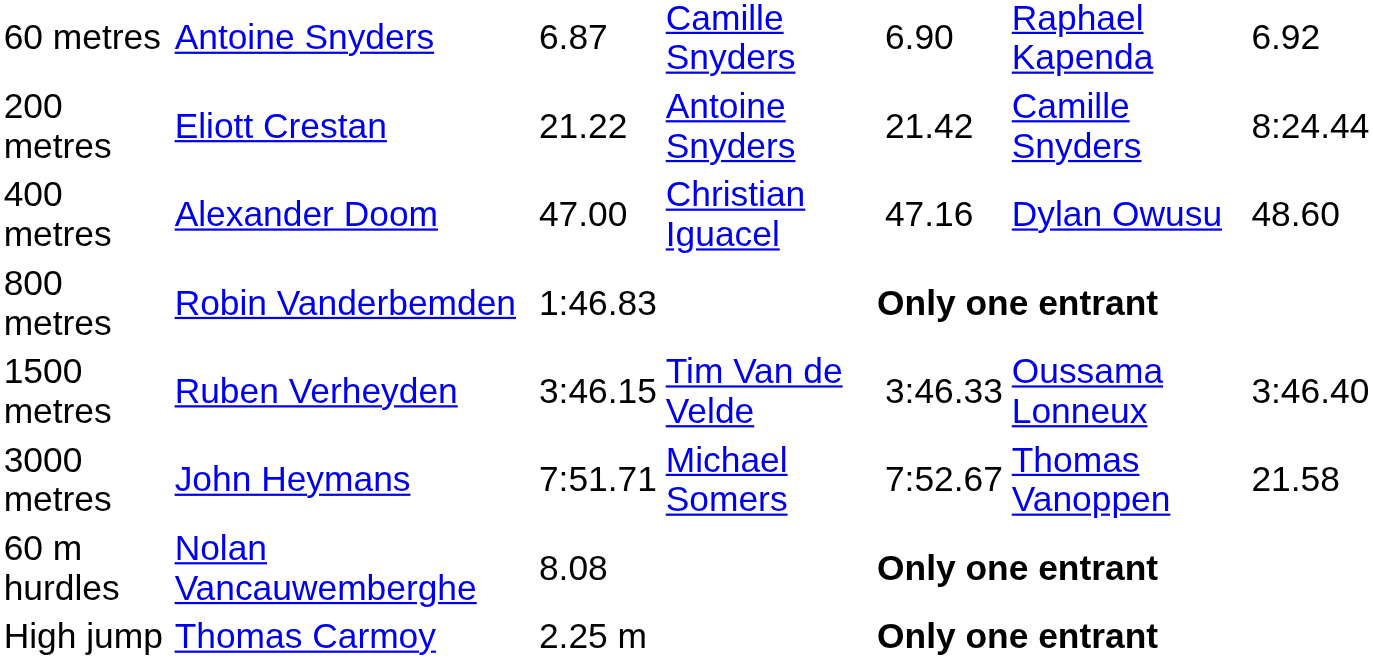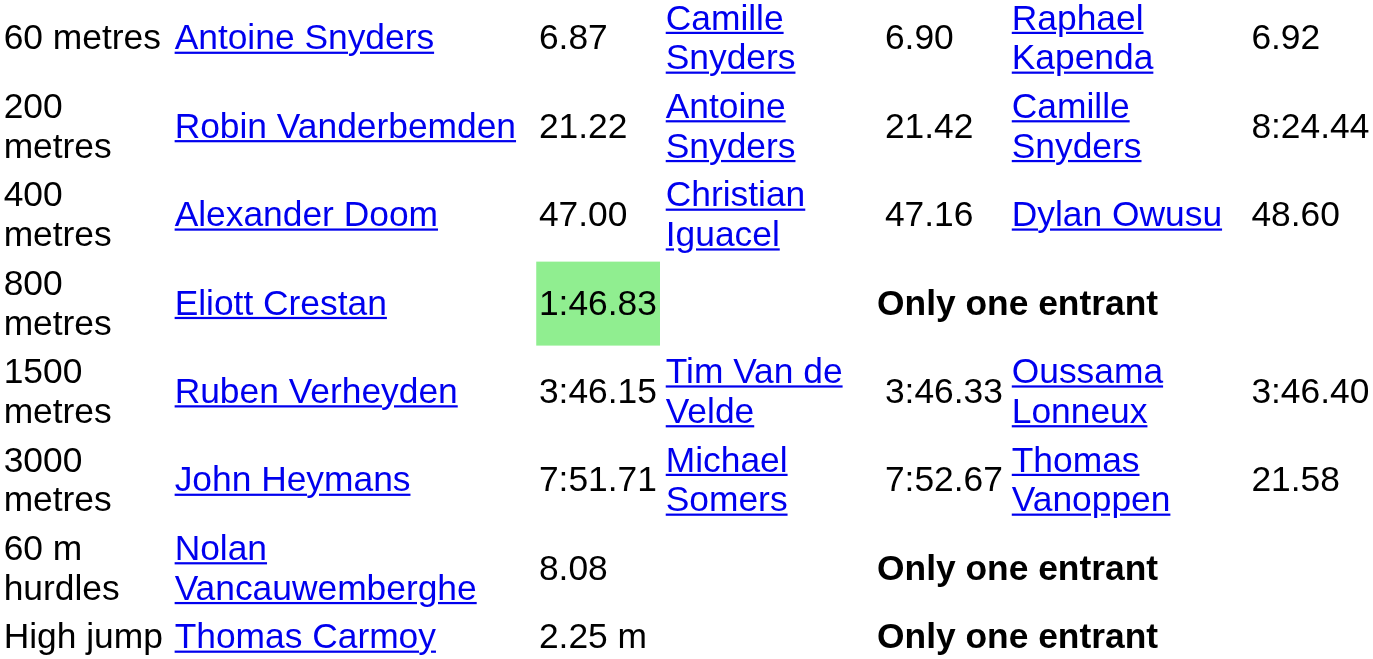(281, 126) Eliott Crestan -> (345, 126) Robin Vanderbemden
(345, 303) Robin Vanderbemden -> (281, 303) Eliott Crestan
(598, 303) no background -> (598, 303) lightgreen background
